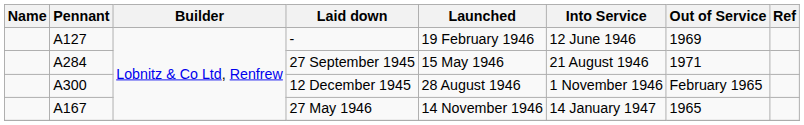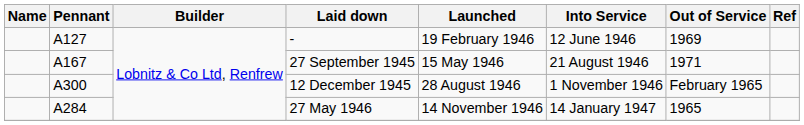(70, 61) A284 -> (70, 61) A167
(70, 108) A167 -> (70, 108) A284
